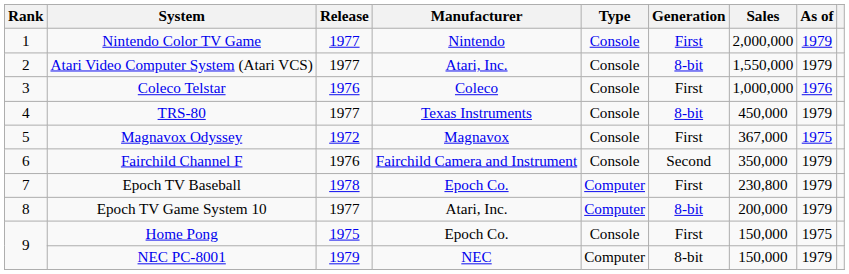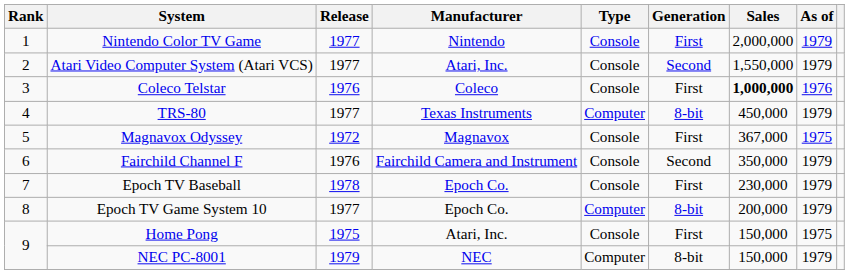(689, 64) 8-bit -> (689, 64) Second
(763, 88) normal -> (763, 88) bold
(615, 112) Console -> (615, 112) Computer
(615, 185) Computer -> (615, 185) Console
(763, 185) 230,800 -> (763, 185) 230,000
(477, 209) Atari, Inc. -> (477, 209) Epoch Co.
(477, 233) Epoch Co. -> (477, 233) Atari, Inc.
